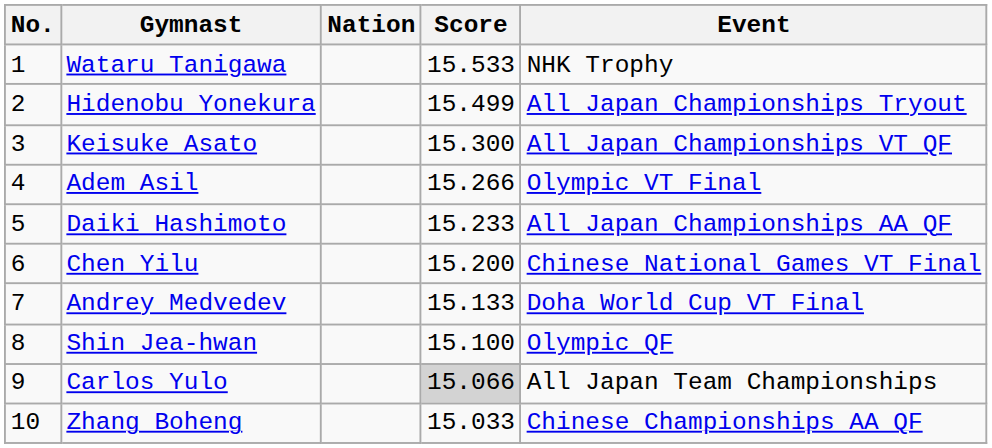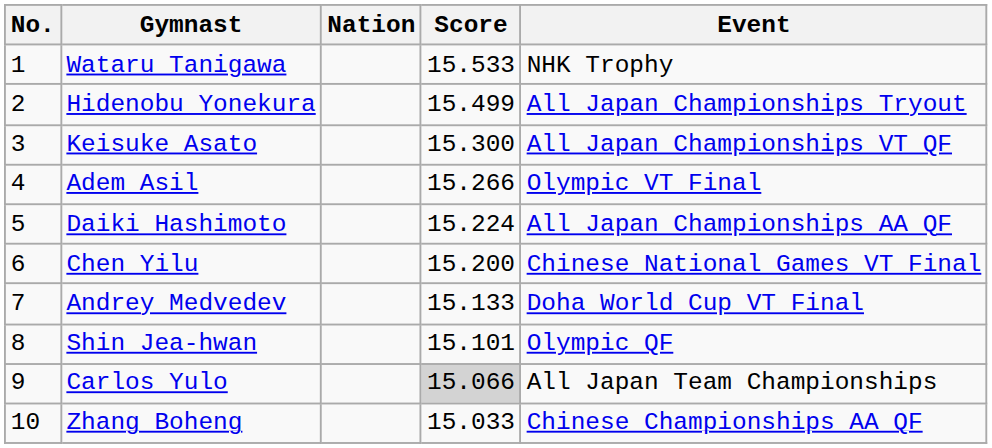(471, 224) 15.233 -> (471, 224) 15.224
(471, 344) 15.100 -> (471, 344) 15.101
